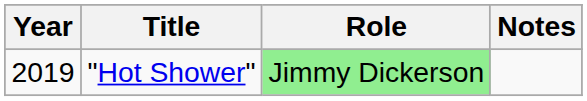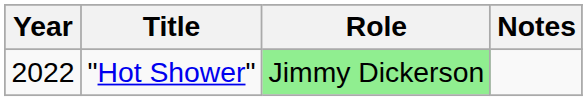(43, 71) 2019 -> (43, 71) 2022
